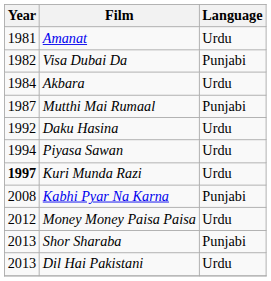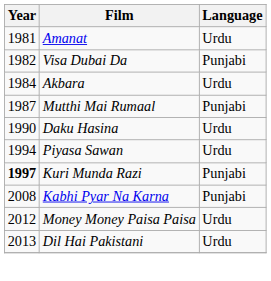(22, 128) 1992 -> (22, 128) 1990
(217, 173) Urdu -> (224, 173) Punjabi
- row: (82, 241)
